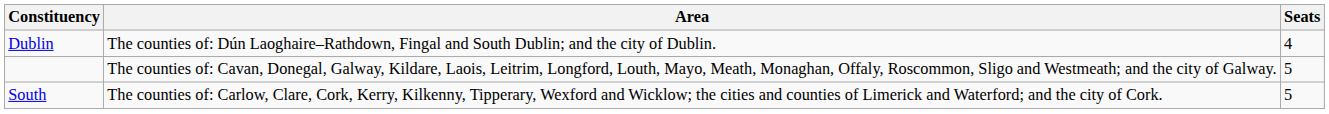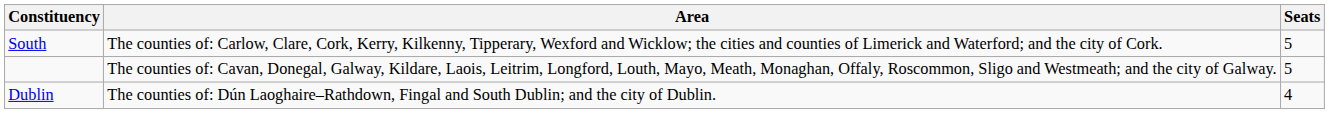rows swapped: (31, 43) <-> (27, 95)
